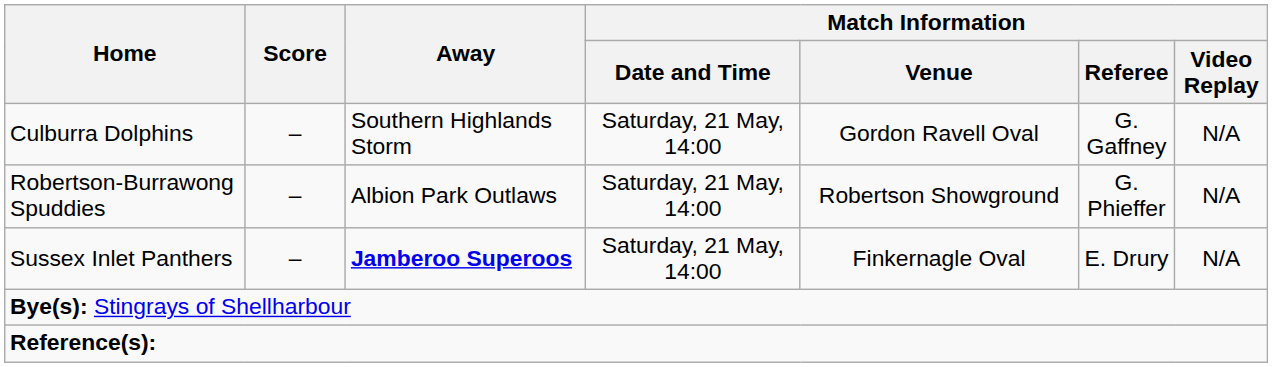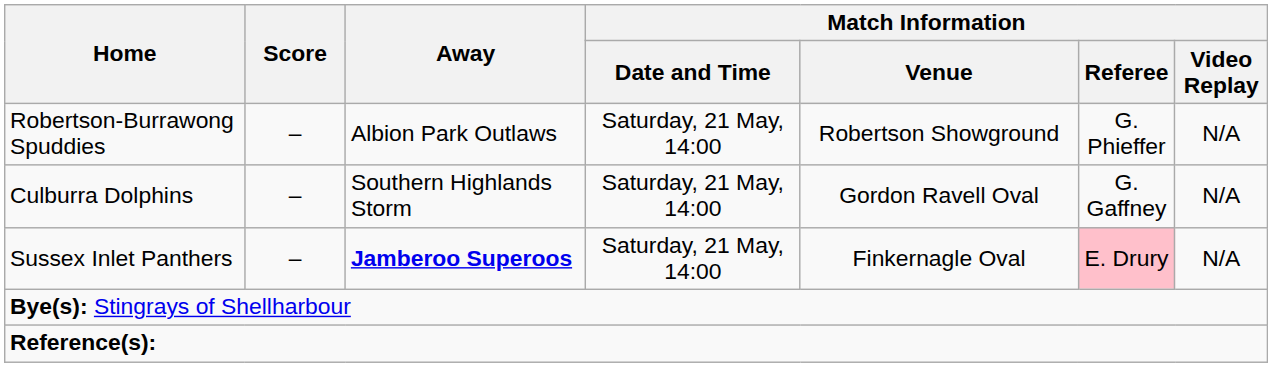rows swapped: (102, 133) <-> (122, 195)
(1126, 257) no background -> (1126, 257) pink background
